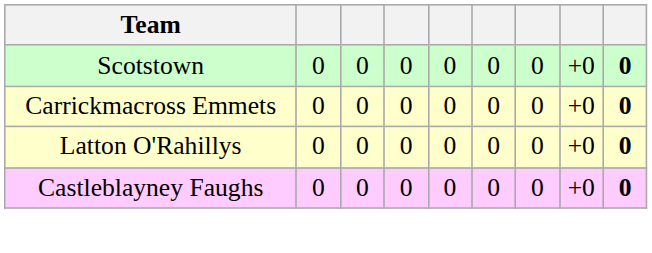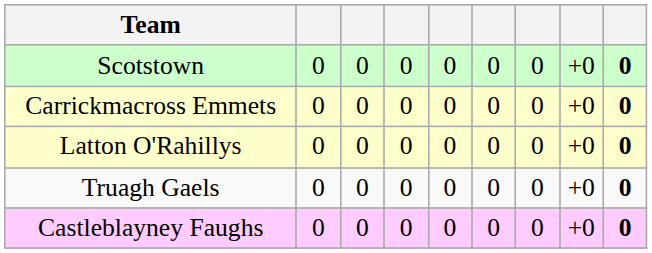+ row: (151, 187)
